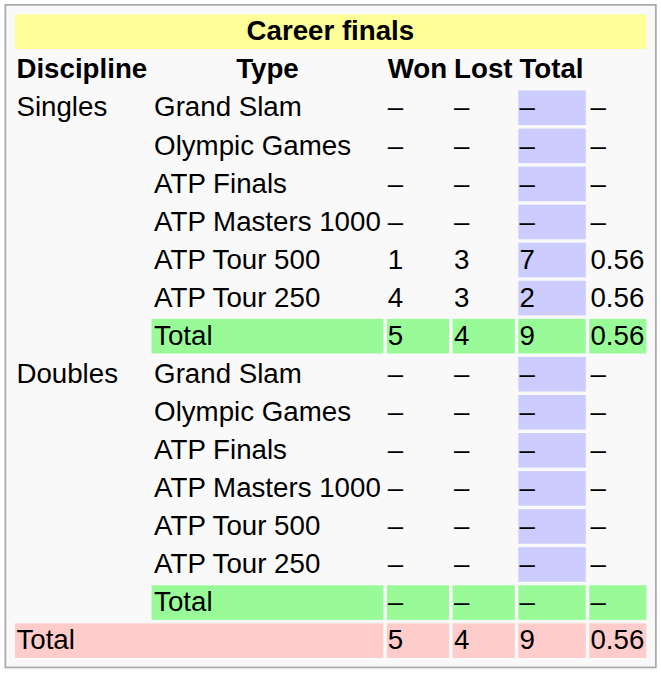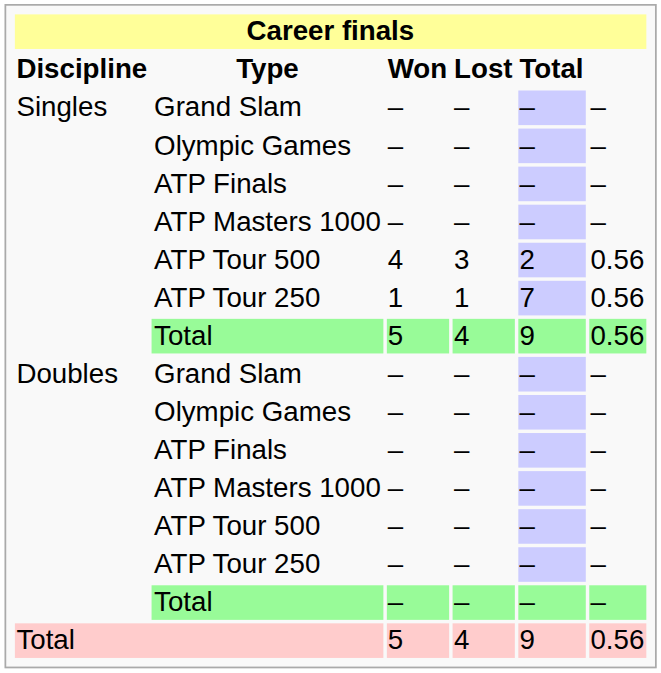(395, 259) 1 -> (395, 259) 4
(527, 259) 7 -> (527, 259) 2
(395, 298) 4 -> (395, 298) 1
(462, 298) 3 -> (462, 298) 1
(527, 298) 2 -> (527, 298) 7
